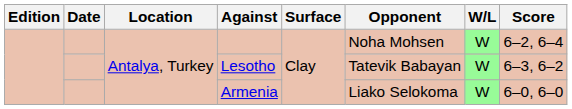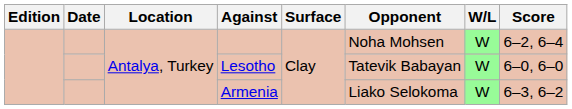(533, 66) 6–3, 6–2 -> (533, 66) 6–0, 6–0
(533, 91) 6–0, 6–0 -> (533, 91) 6–3, 6–2
